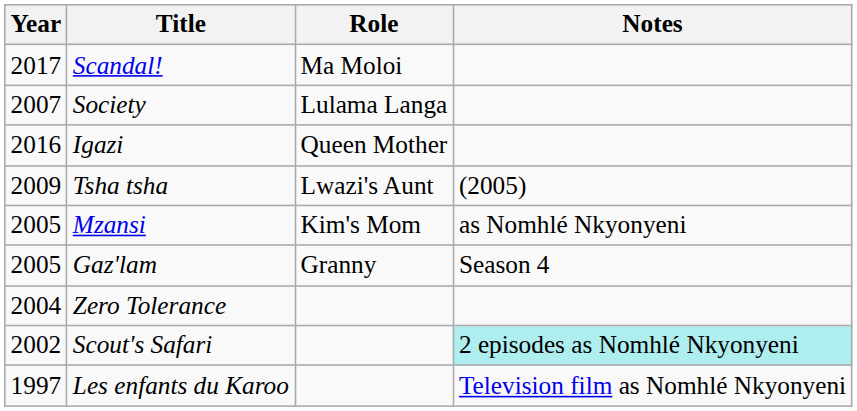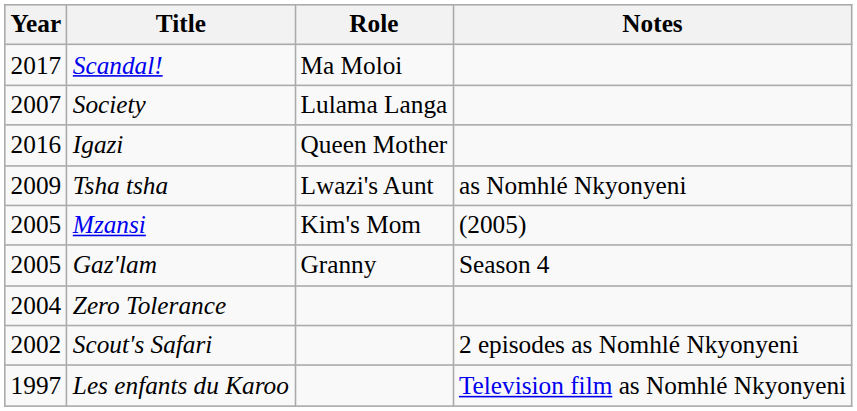(493, 184) (2005) -> (573, 184) as Nomhlé Nkyonyeni
(573, 225) as Nomhlé Nkyonyeni -> (493, 225) (2005)
(629, 345) paleturquoise background -> (629, 345) no background
